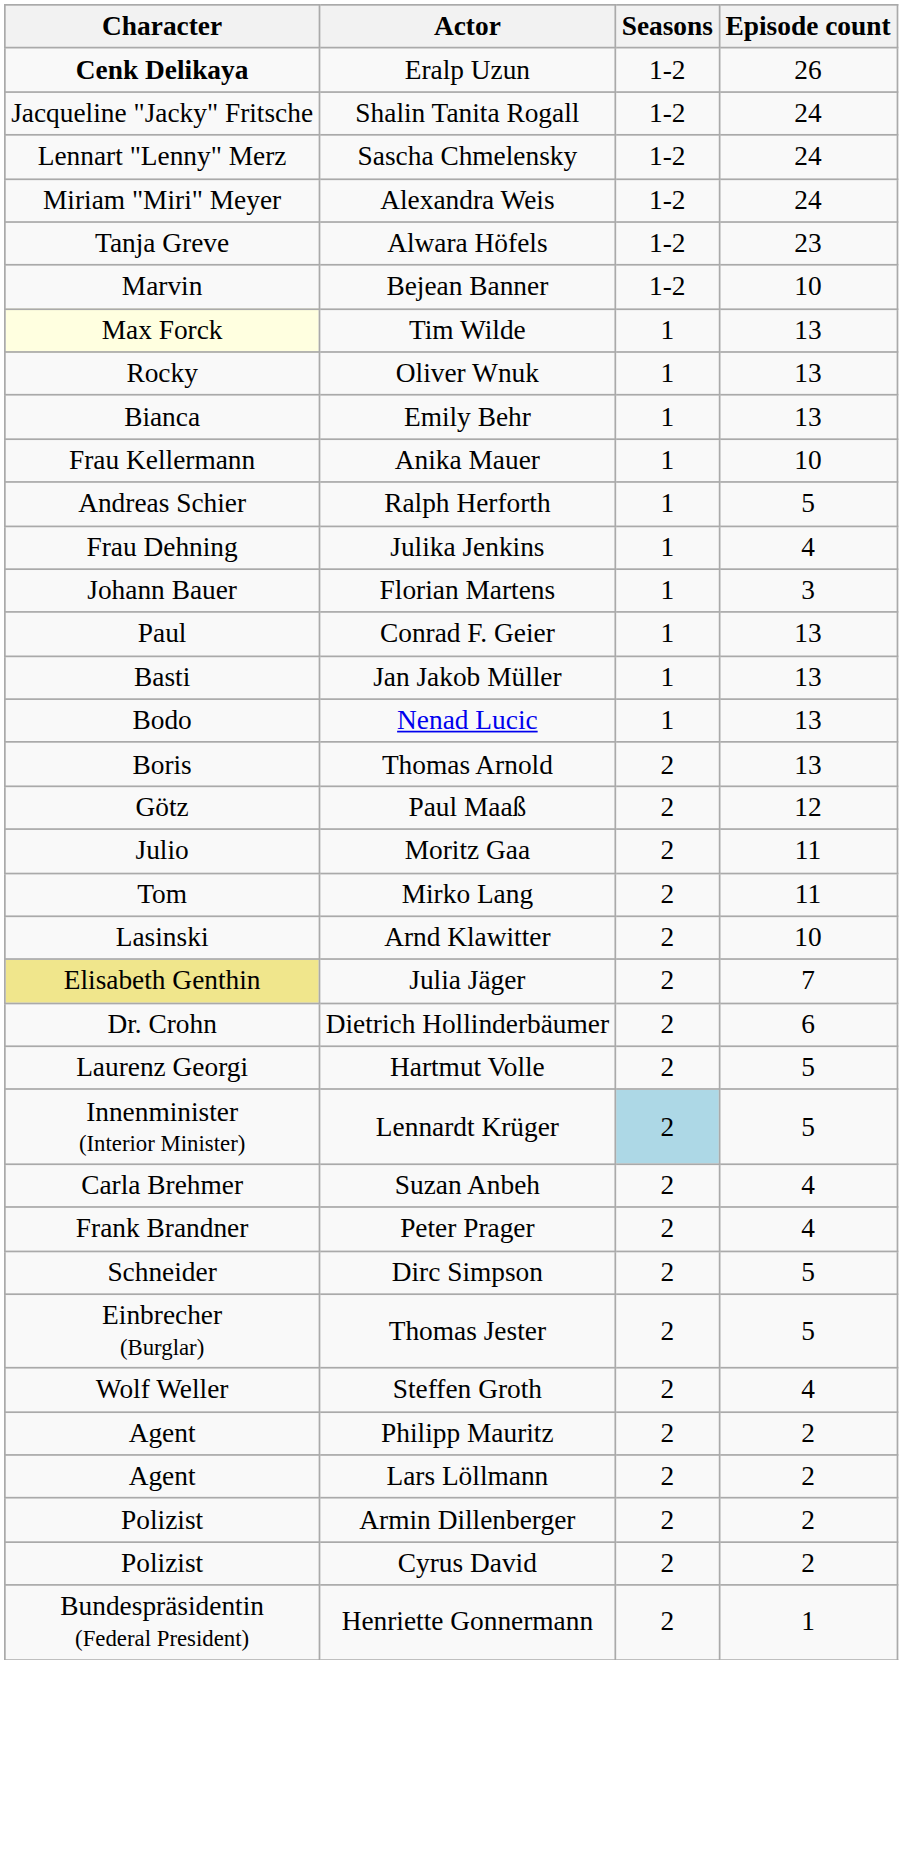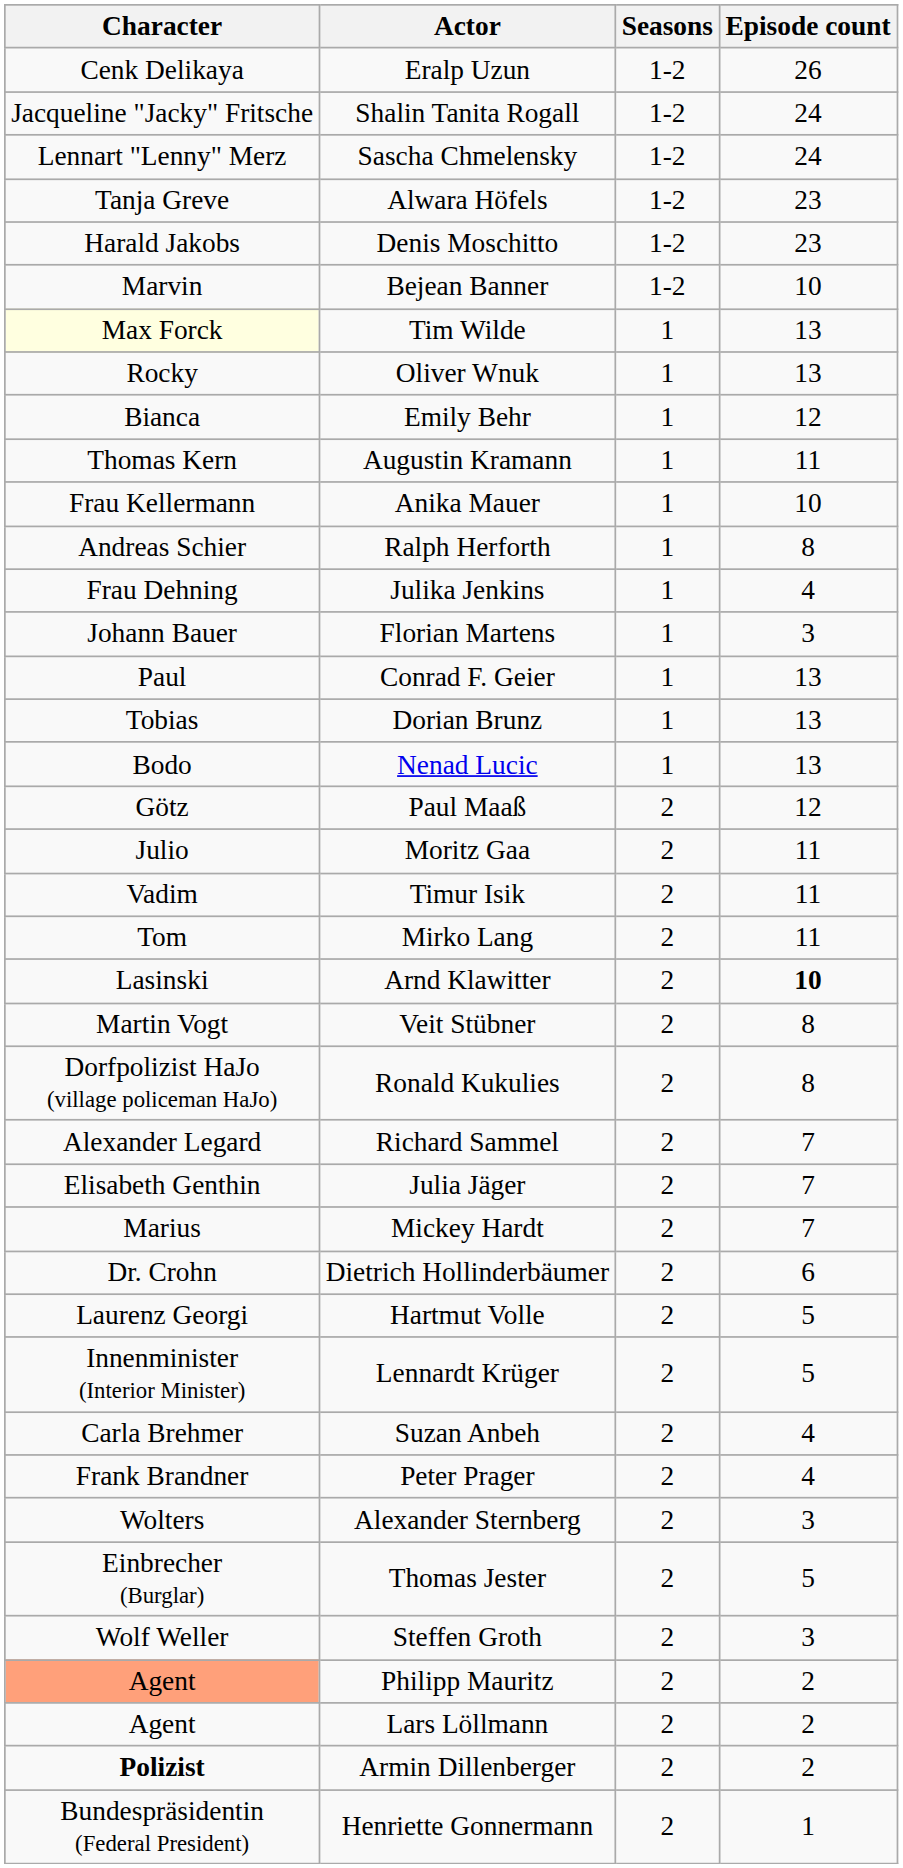(162, 69) bold -> (162, 69) normal
- row: (467, 199)
+ row: (467, 243)
(808, 416) 13 -> (808, 416) 12
+ row: (467, 460)
(808, 503) 5 -> (808, 546) 8
- row: (467, 677)
+ row: (467, 720)
- row: (467, 763)
+ row: (467, 894)
(808, 937) normal -> (808, 980) bold
+ row: (467, 1024)
+ row: (467, 1082)
+ row: (467, 1141)
(162, 980) khaki background -> (162, 1185) no background
+ row: (467, 1228)
(667, 1126) lightblue background -> (667, 1374) no background
- row: (467, 1271)
+ row: (467, 1519)
(808, 1389) 4 -> (808, 1637) 3
(162, 1432) no background -> (162, 1680) lightsalmon background
(162, 1519) normal -> (162, 1767) bold
- row: (467, 1563)
